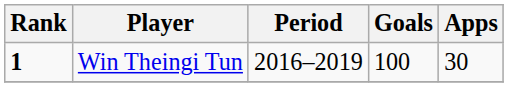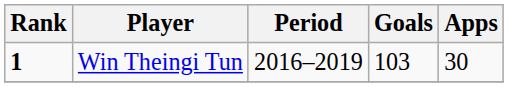(392, 61) 100 -> (392, 61) 103
